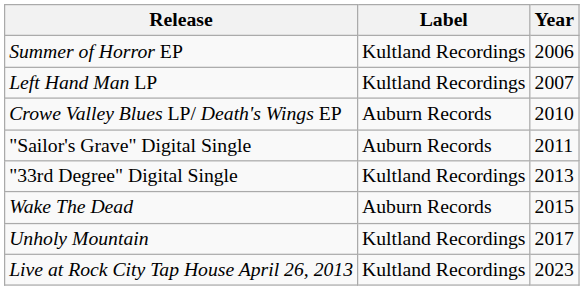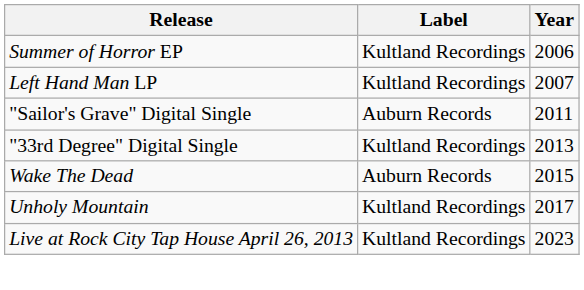- row: (175, 113)
